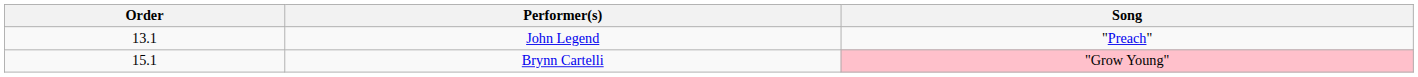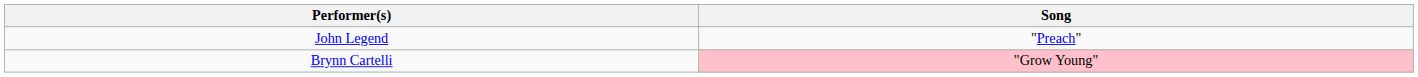- column: (145, 15)
